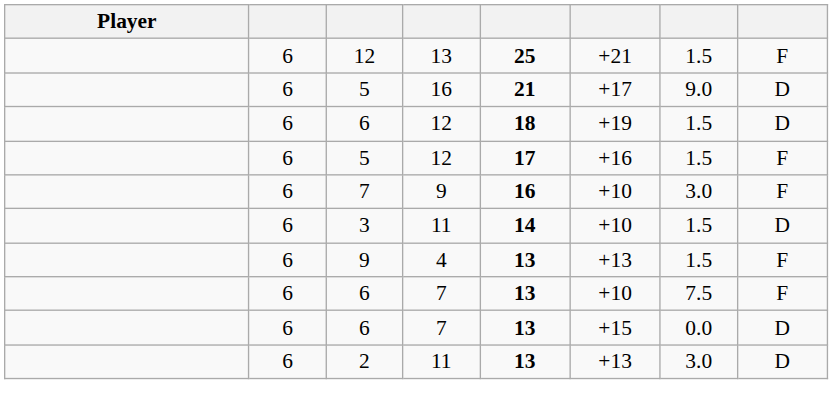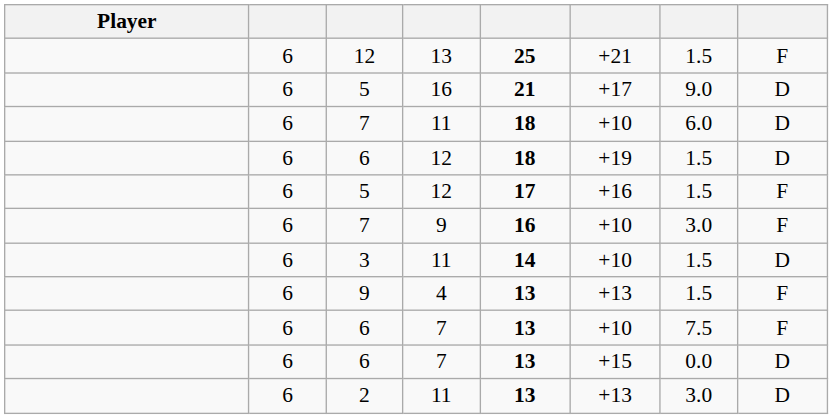+ row: (364, 123)
